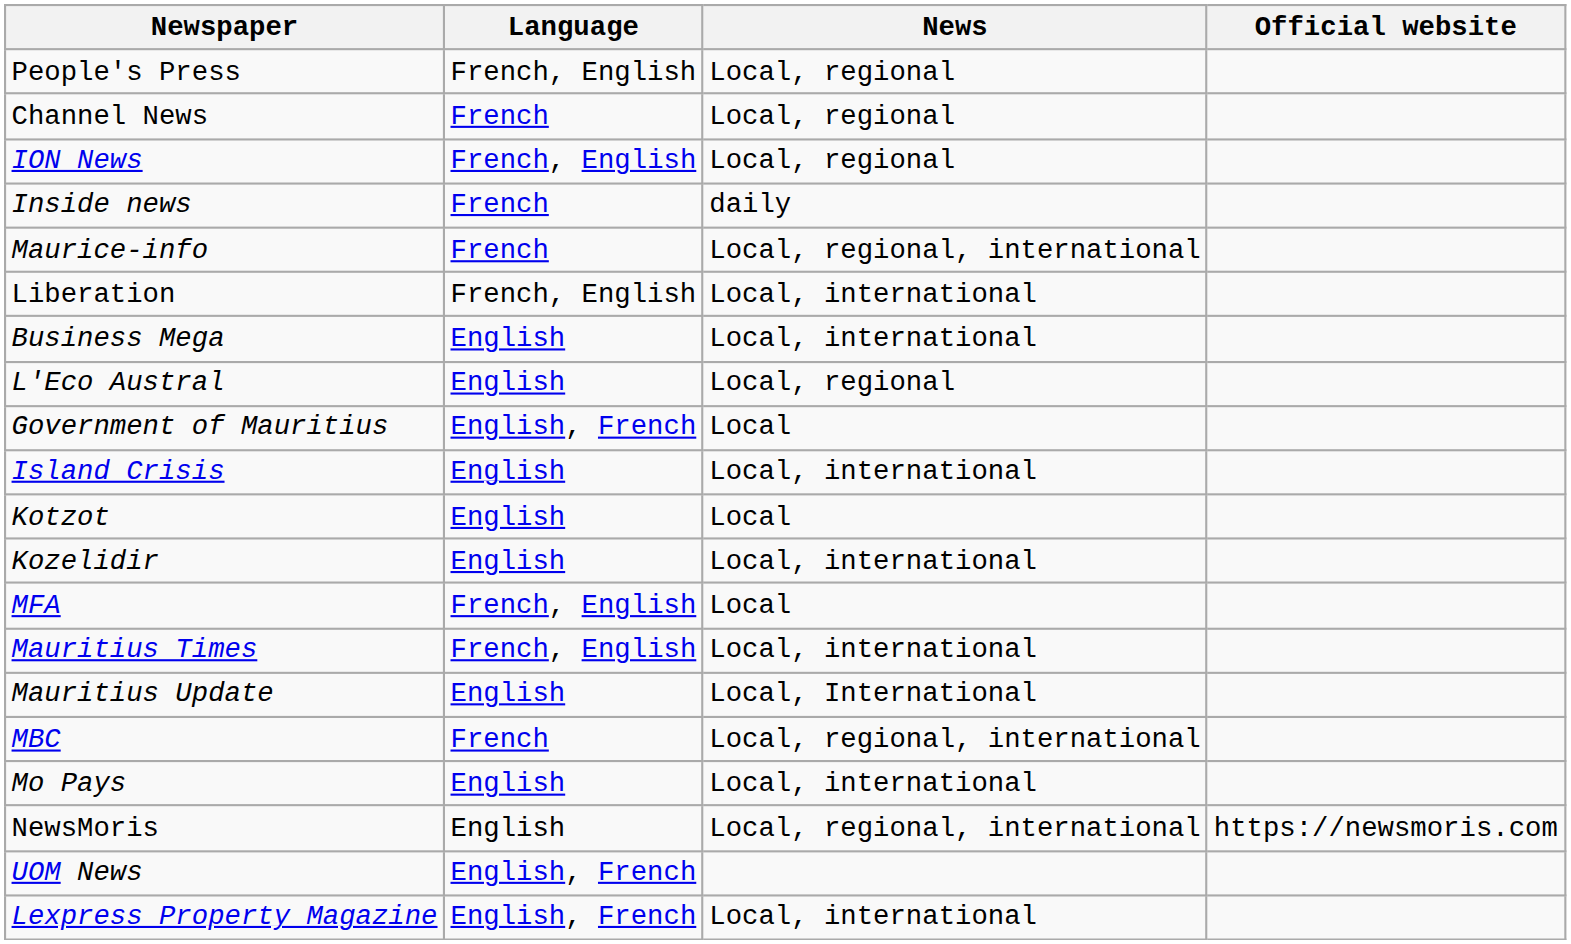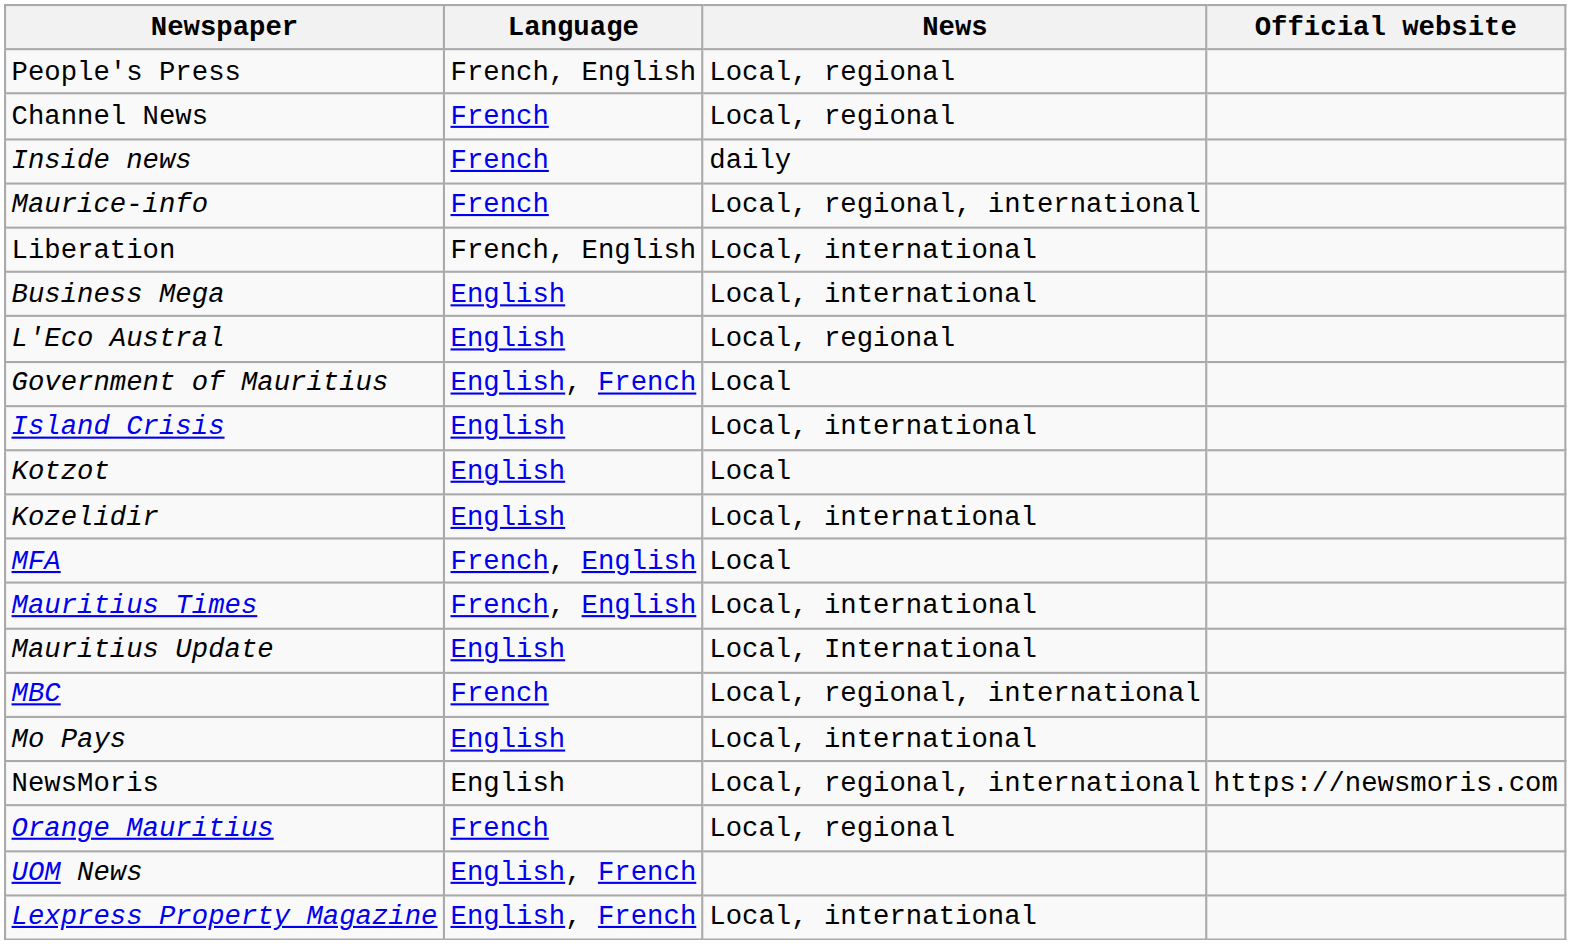- row: (77, 161)
+ row: (143, 828)
